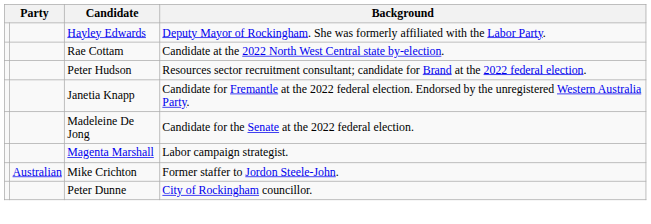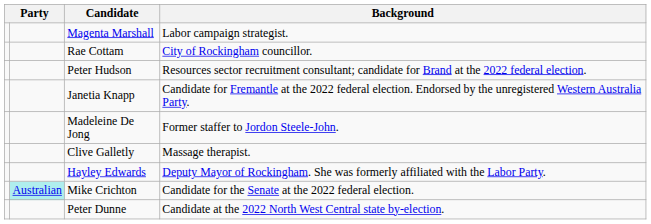rows swapped: (111, 153) <-> (107, 32)
(303, 51) Candidate at the 2022 North West Central state by-election. -> (237, 51) City of Rockingham councillor.
(288, 127) Candidate for the Senate at the 2022 federal election. -> (251, 127) Former staffer to Jordon Steele-John.
+ row: (101, 153)
(37, 171) no background -> (37, 190) paleturquoise background
(251, 171) Former staffer to Jordon Steele-John. -> (288, 190) Candidate for the Senate at the 2022 federal election.
(237, 190) City of Rockingham councillor. -> (303, 209) Candidate at the 2022 North West Central state by-election.
